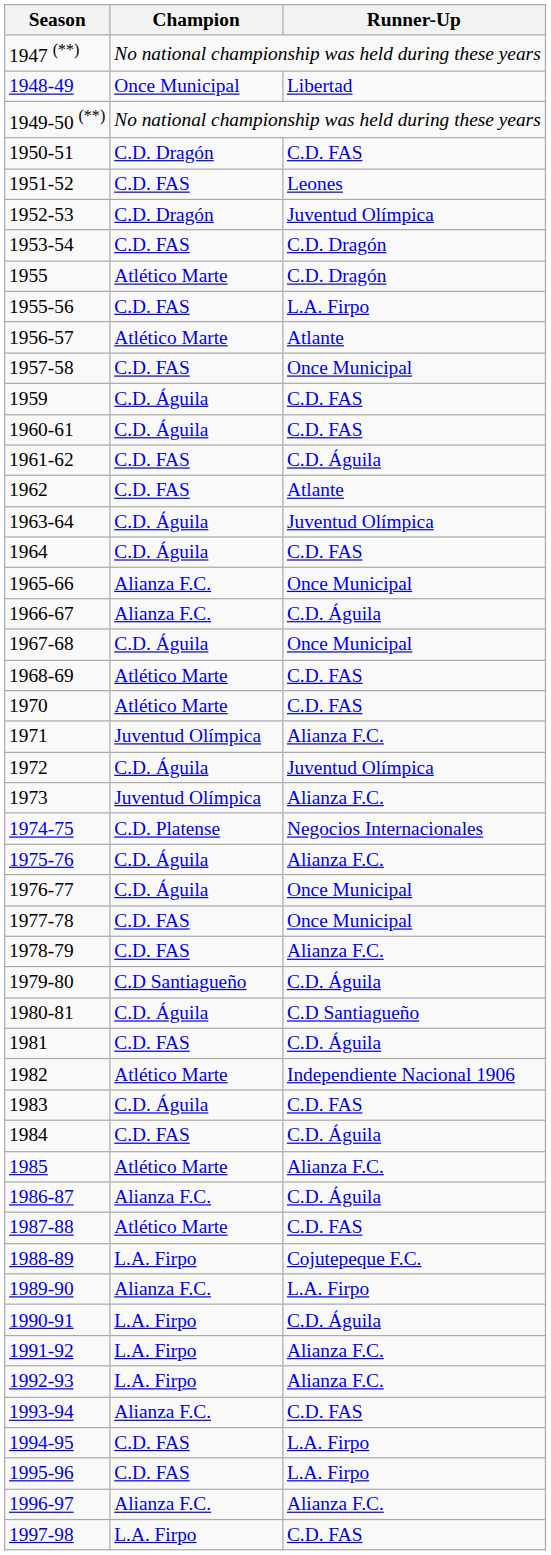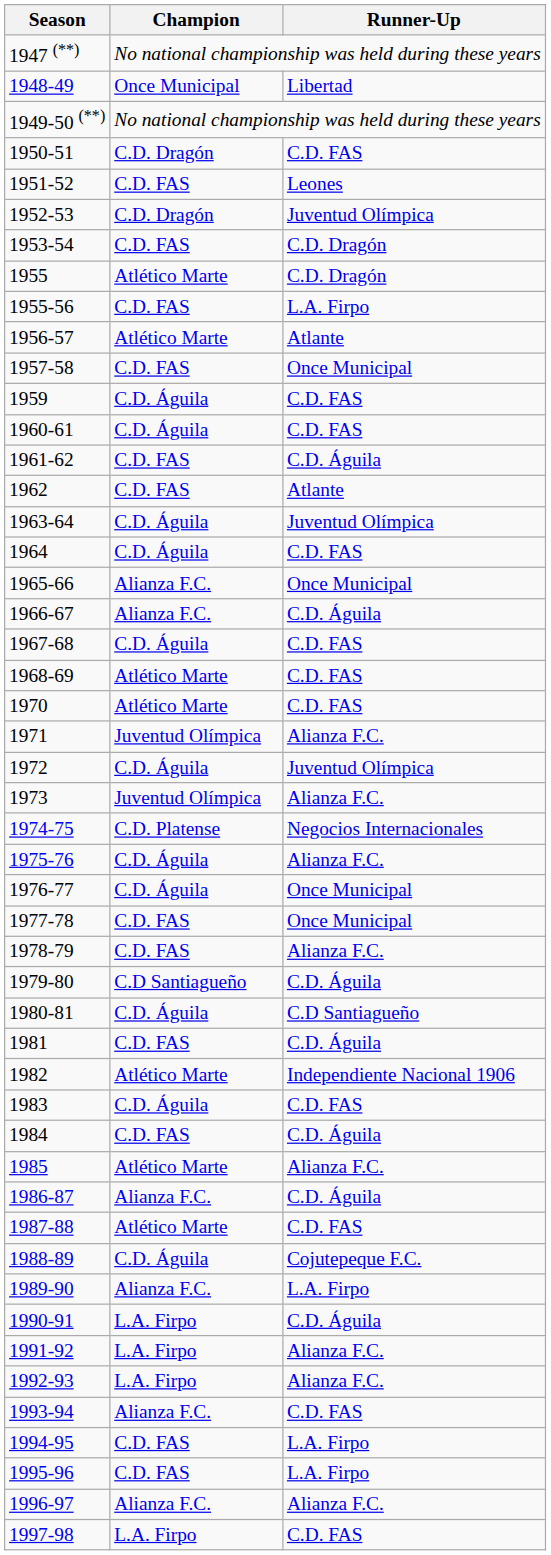(350, 644) Once Municipal -> (325, 644) C.D. FAS
(155, 1258) L.A. Firpo -> (161, 1258) C.D. Águila
